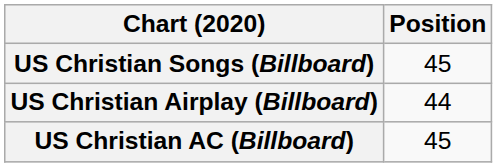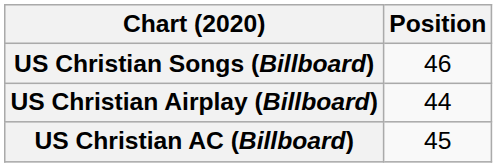(438, 63) 45 -> (438, 63) 46
